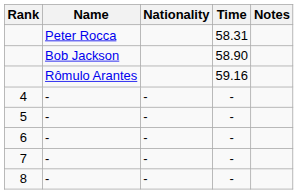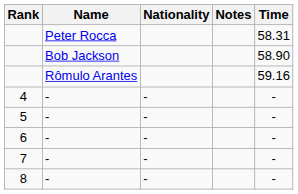columns swapped: (232, 14) <-> (272, 14)
